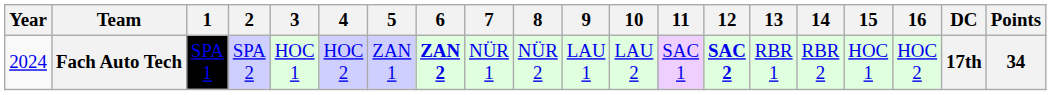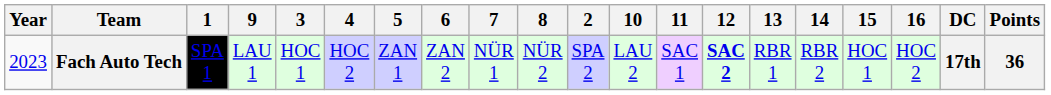columns swapped: (249, 19) <-> (586, 19)
(28, 61) 2024 -> (28, 61) 2023
(440, 61) bold -> (445, 61) normal
(1016, 61) 34 -> (1015, 61) 36
